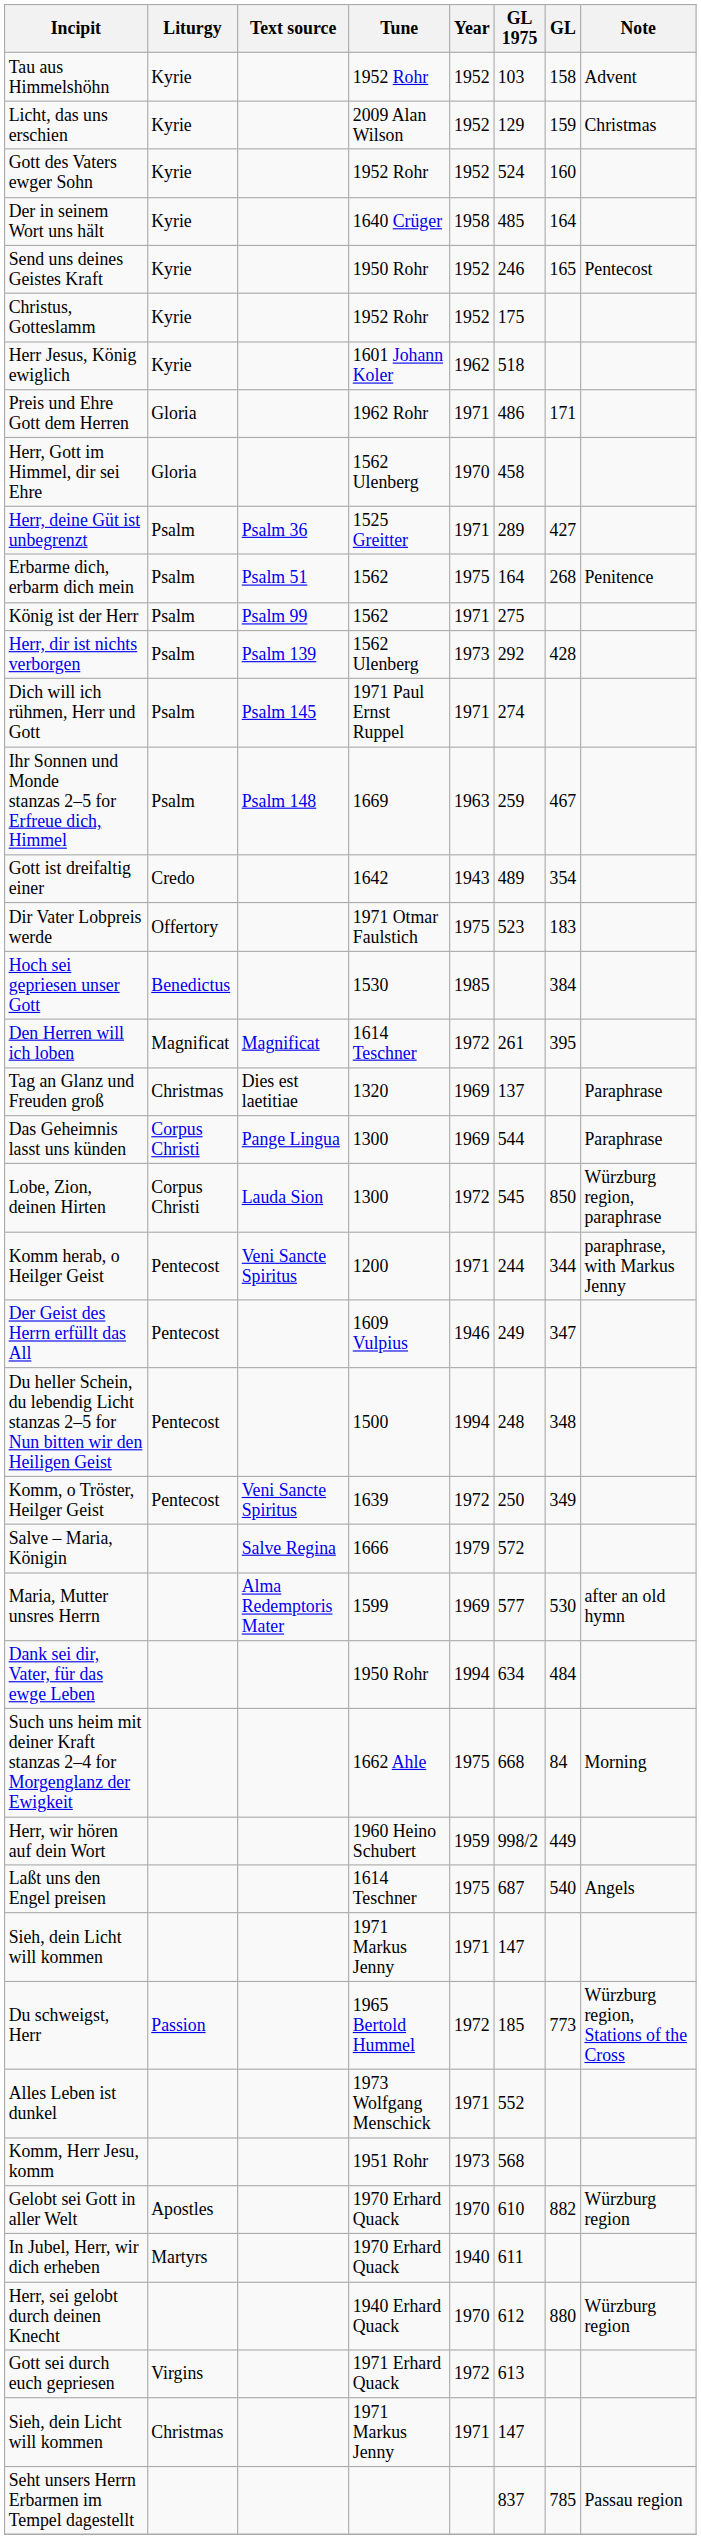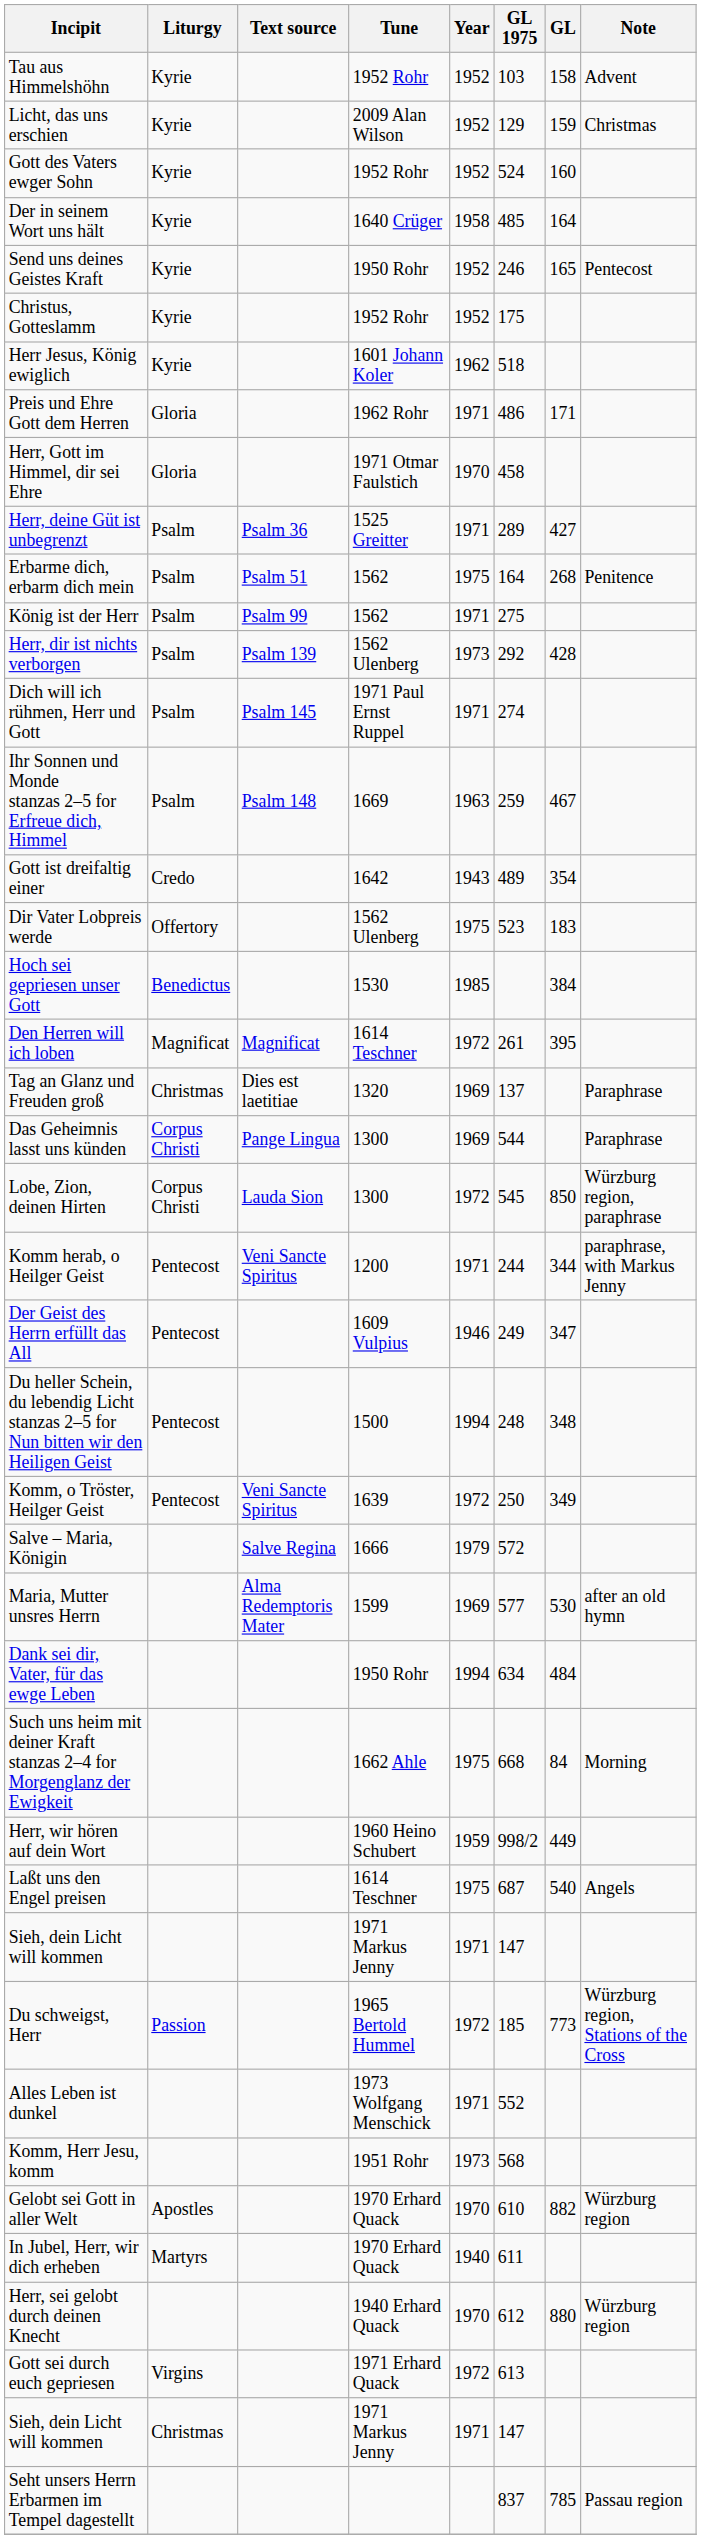(386, 471) 1562 Ulenberg -> (395, 471) 1971 Otmar Faulstich
(395, 926) 1971 Otmar Faulstich -> (386, 926) 1562 Ulenberg
